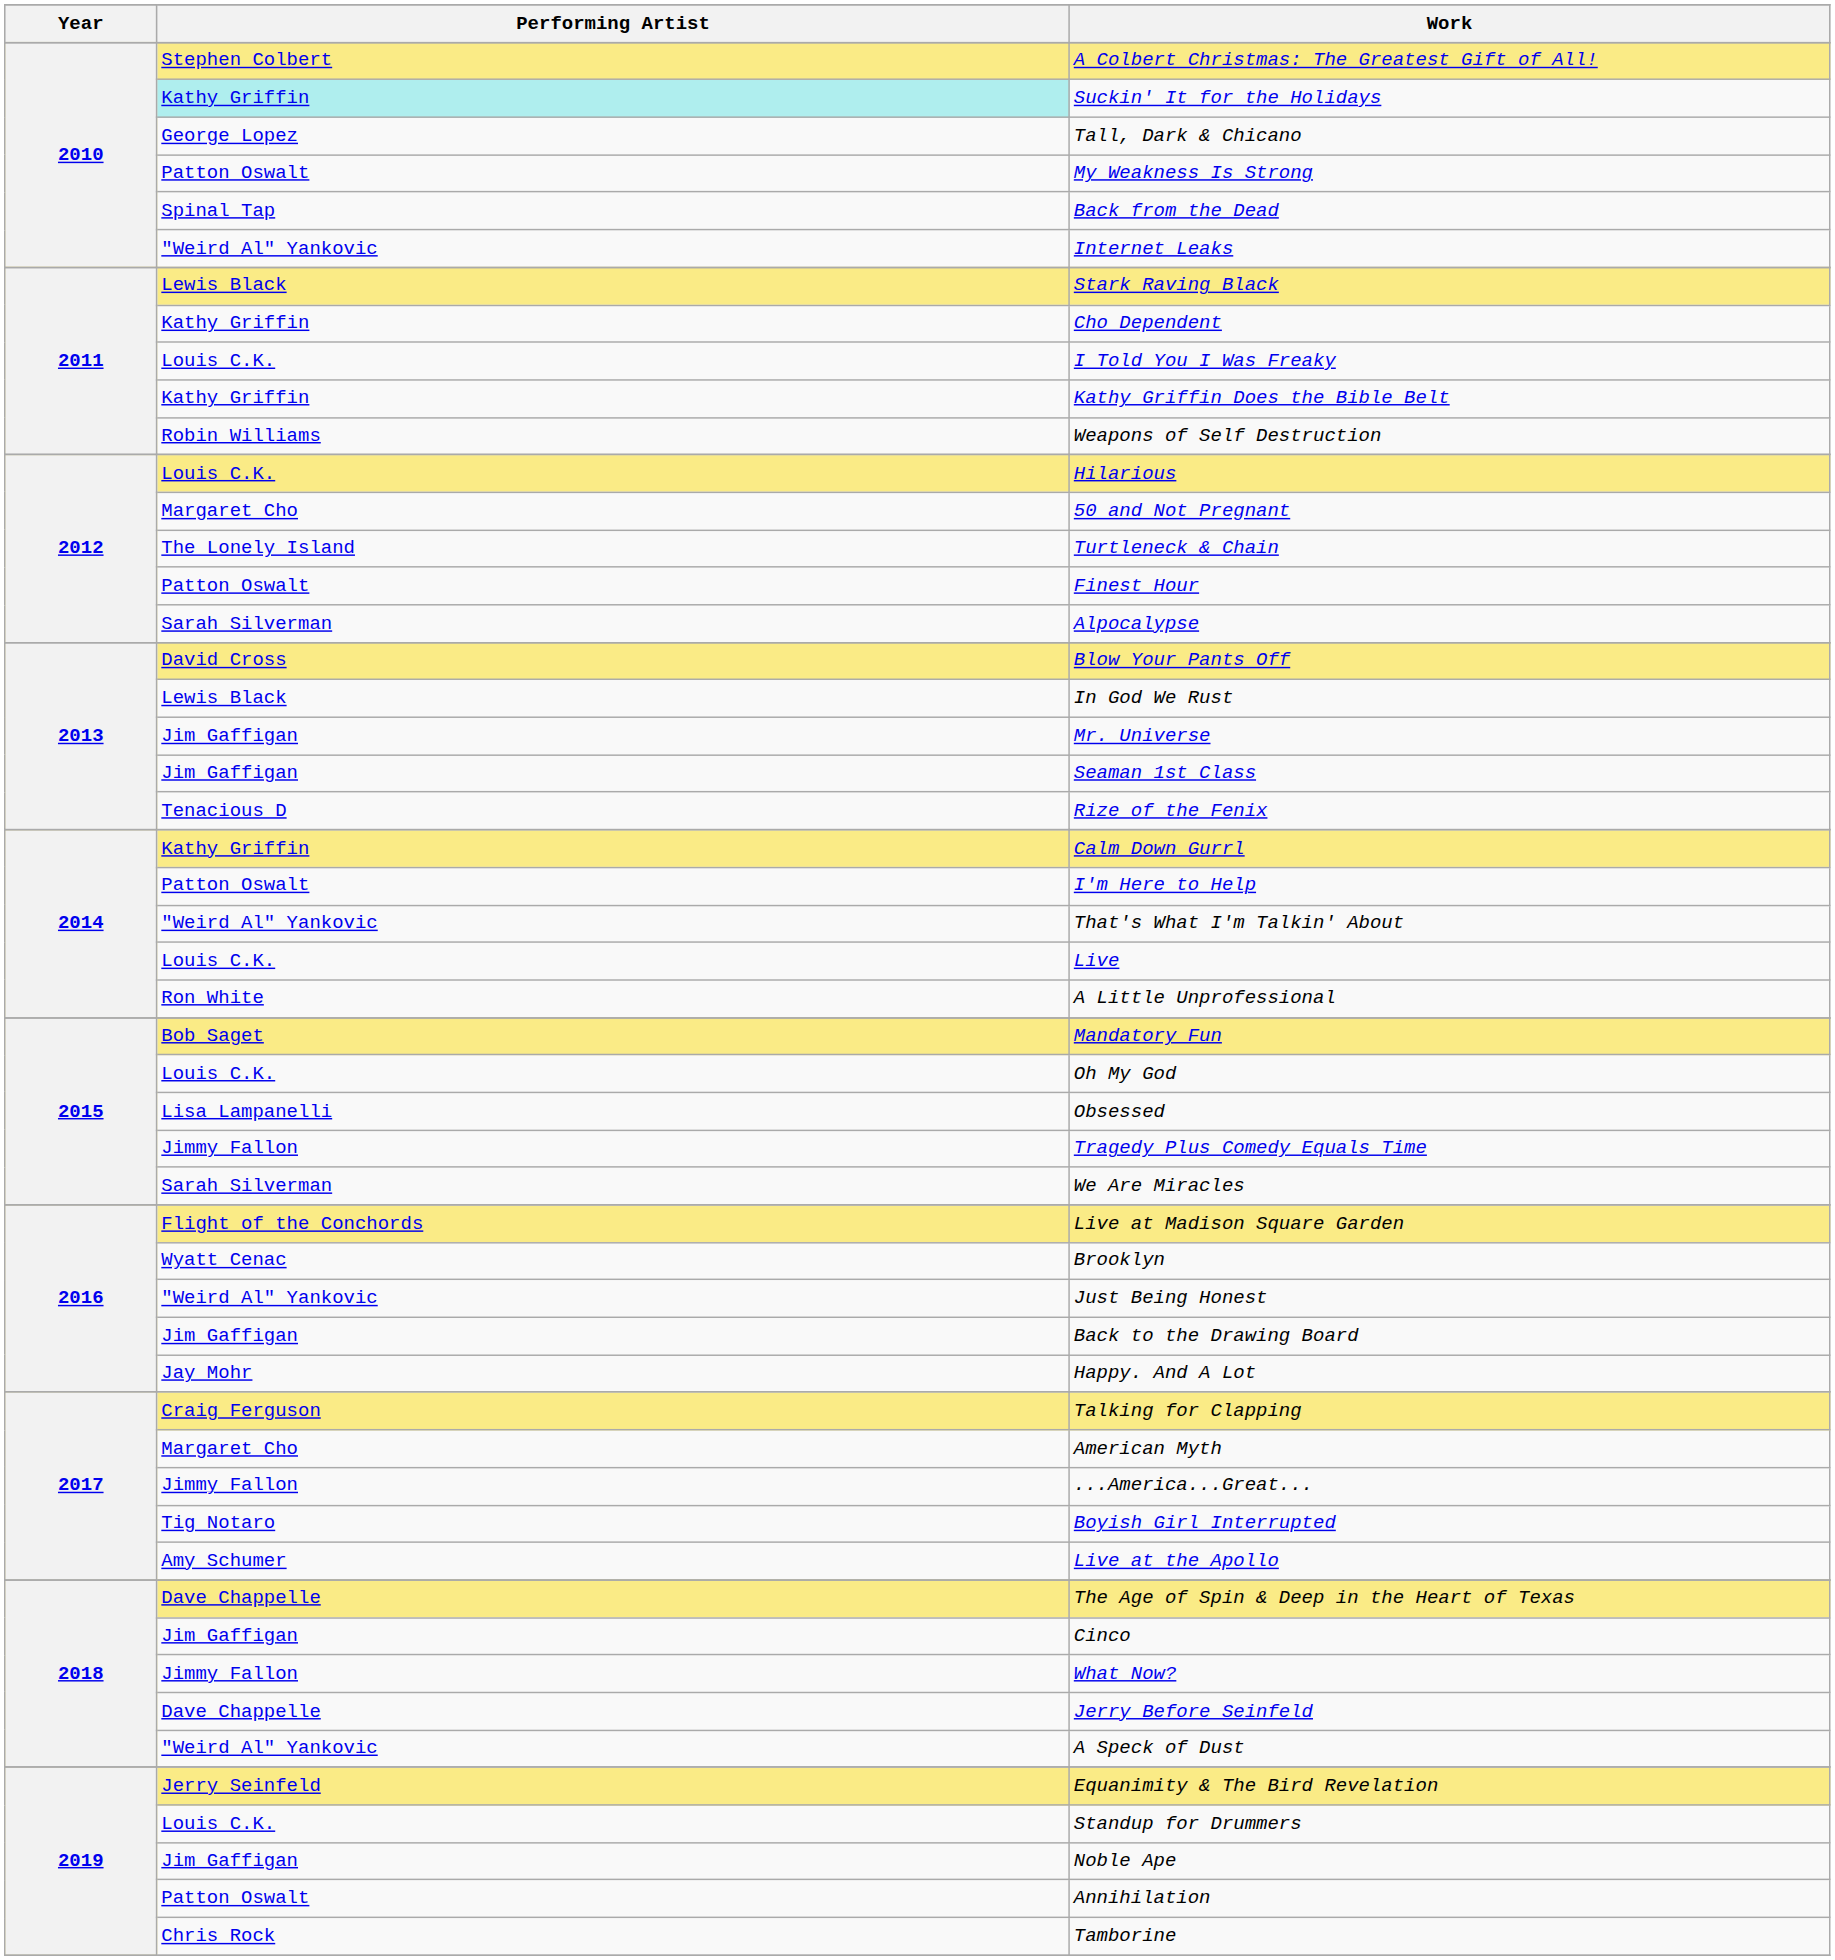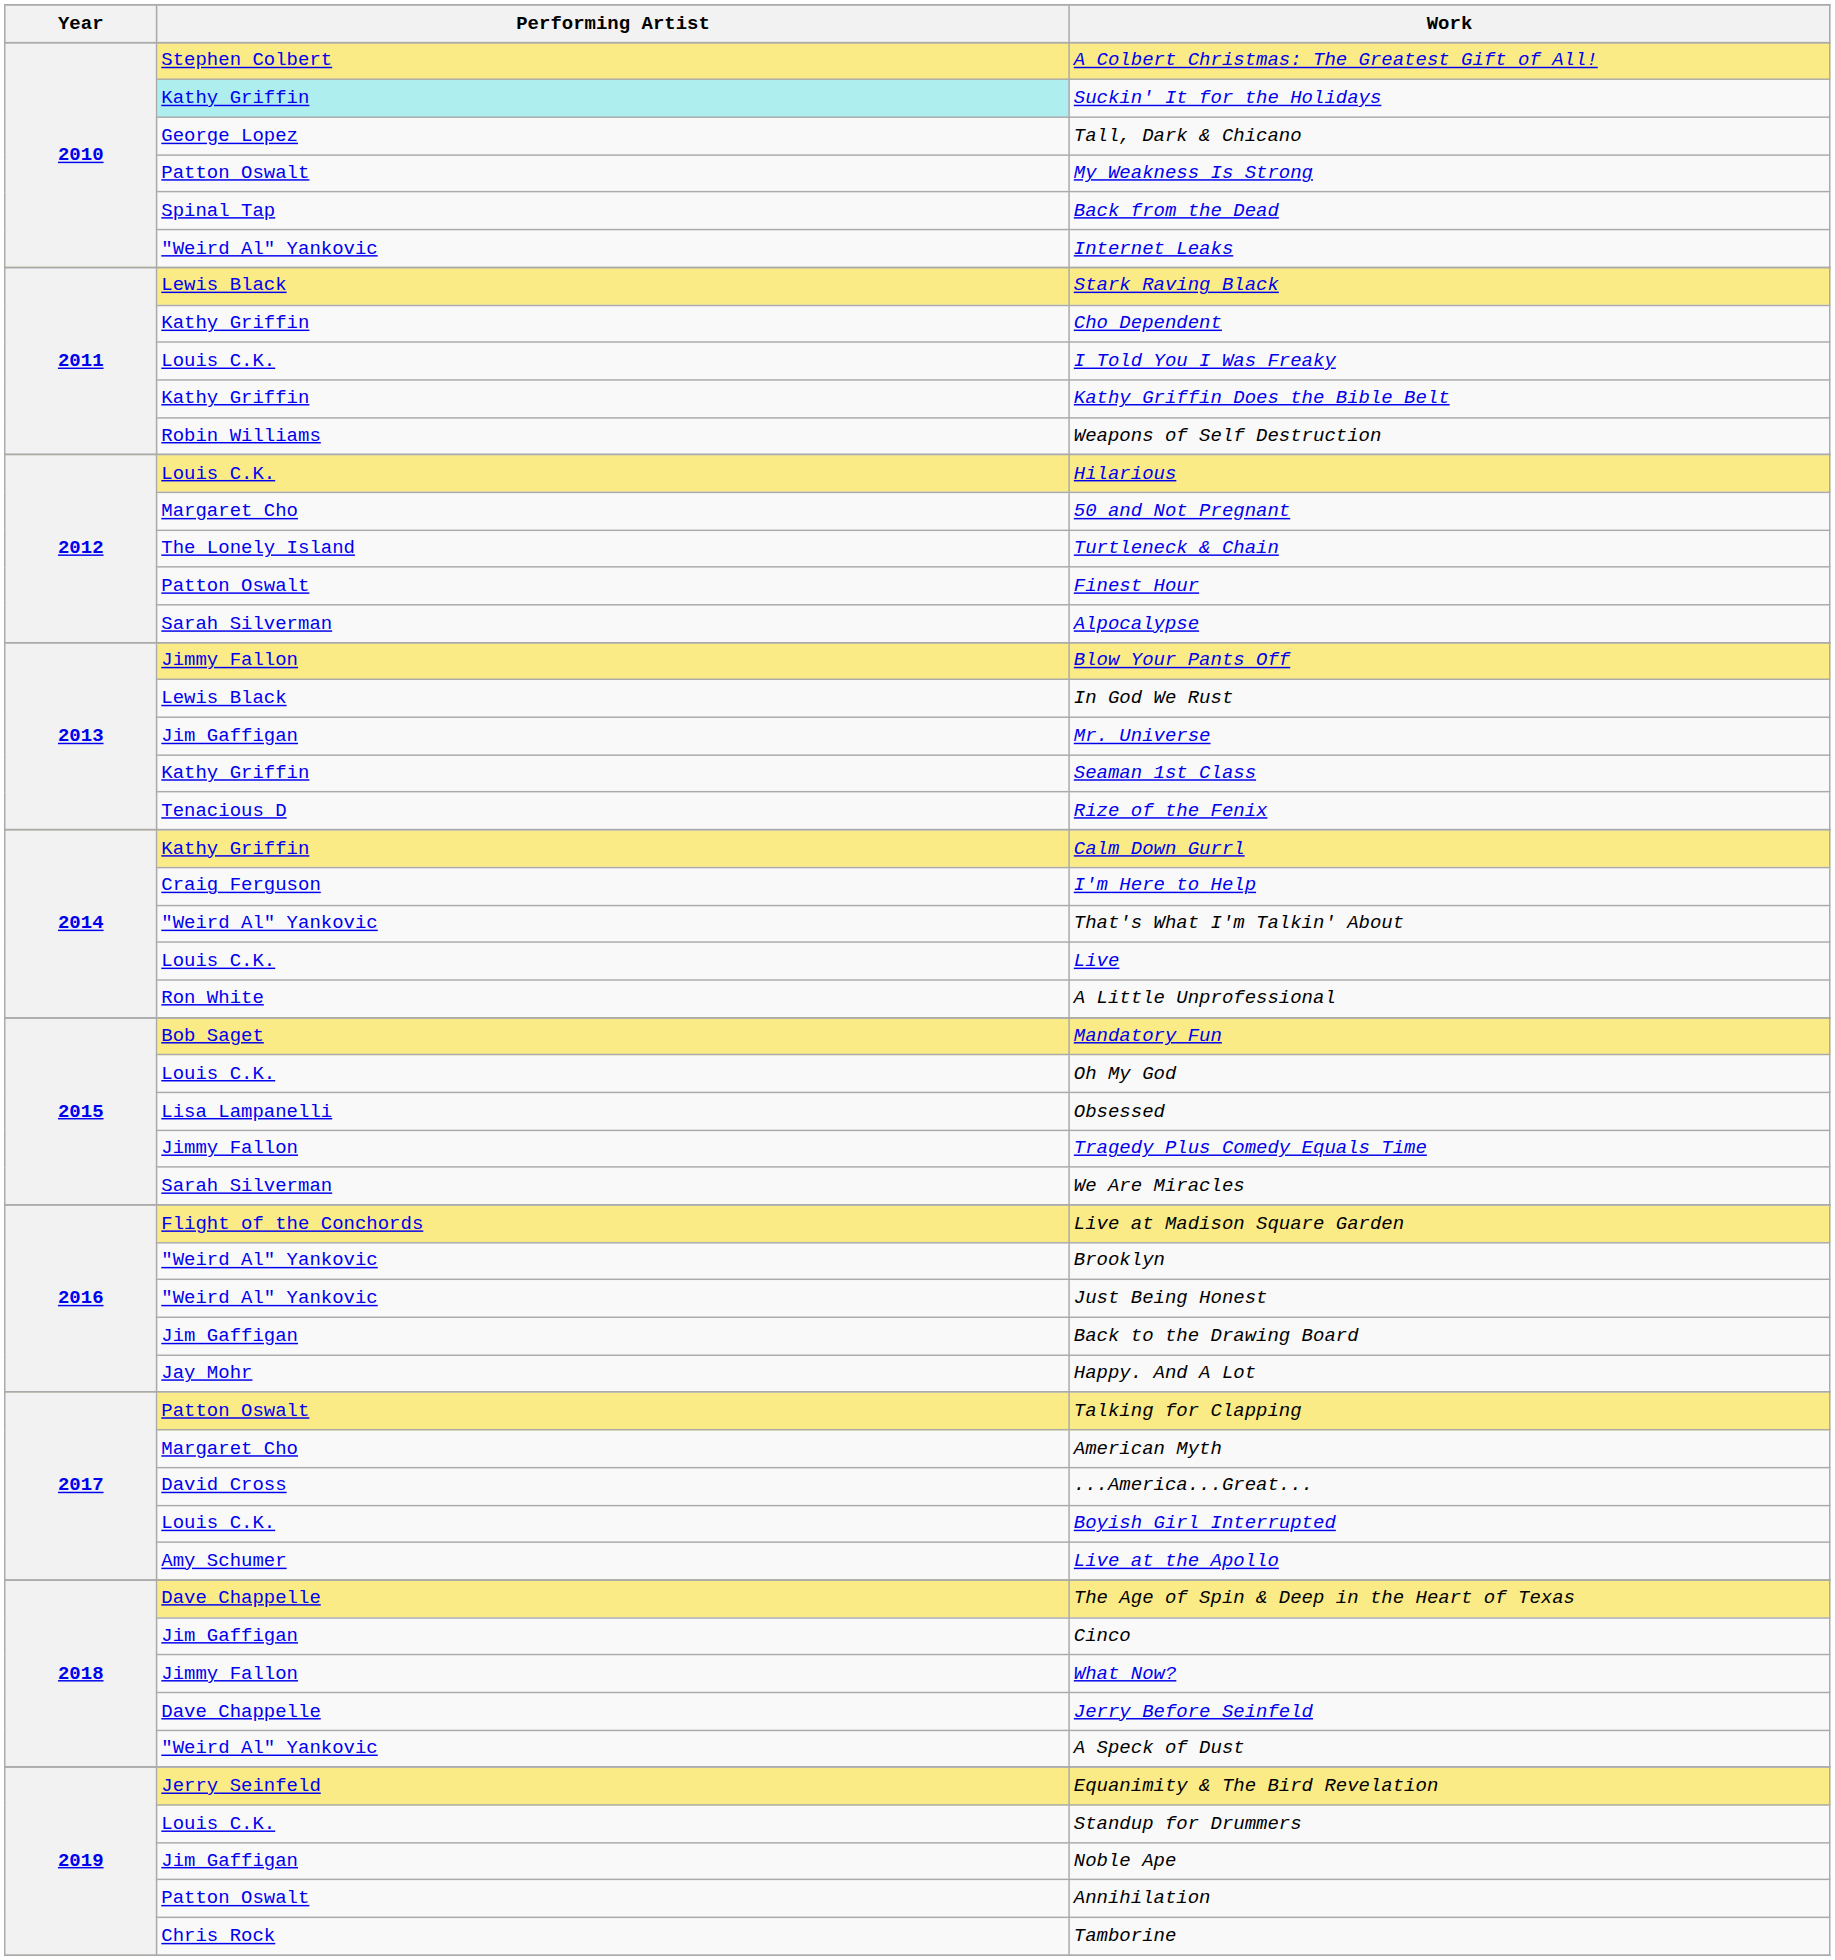(224, 661) David Cross -> (230, 661) Jimmy Fallon
(230, 773) Jim Gaffigan -> (235, 773) Kathy Griffin
(235, 886) Patton Oswalt -> (241, 886) Craig Ferguson
(224, 1261) Wyatt Cenac -> (270, 1261) "Weird Al" Yankovic
(241, 1411) Craig Ferguson -> (235, 1411) Patton Oswalt
(230, 1486) Jimmy Fallon -> (224, 1486) David Cross
(218, 1523) Tig Notaro -> (218, 1523) Louis C.K.
